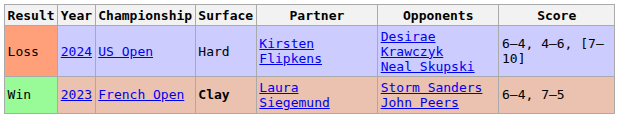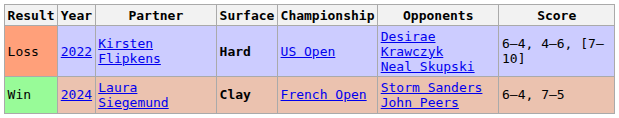columns swapped: (145, 15) <-> (317, 15)
(76, 51) 2024 -> (76, 51) 2022
(214, 51) normal -> (235, 51) bold
(76, 95) 2023 -> (76, 95) 2024
